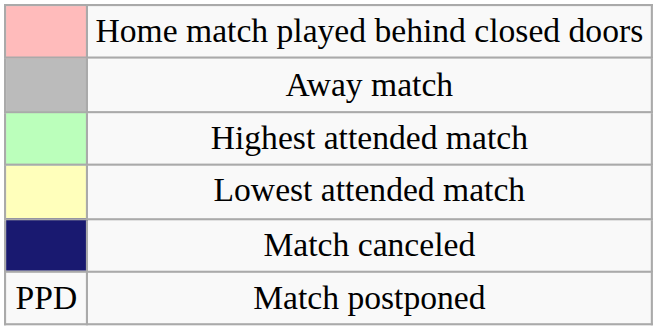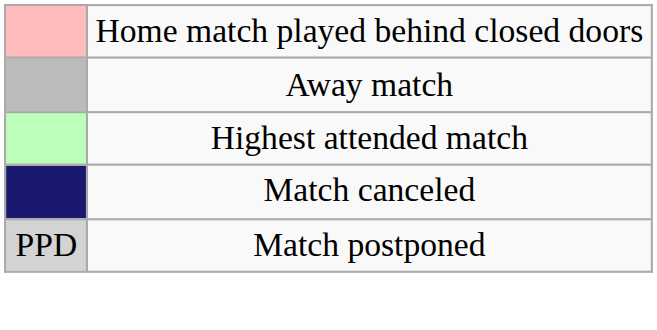- row: (369, 191)
(46, 297) no background -> (46, 244) lightgrey background
